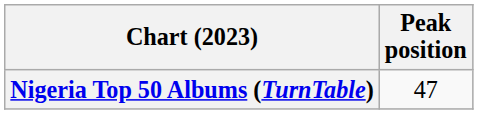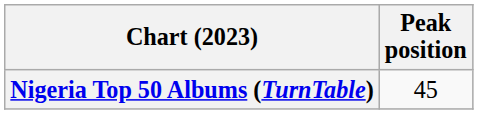(426, 89) 47 -> (426, 89) 45
